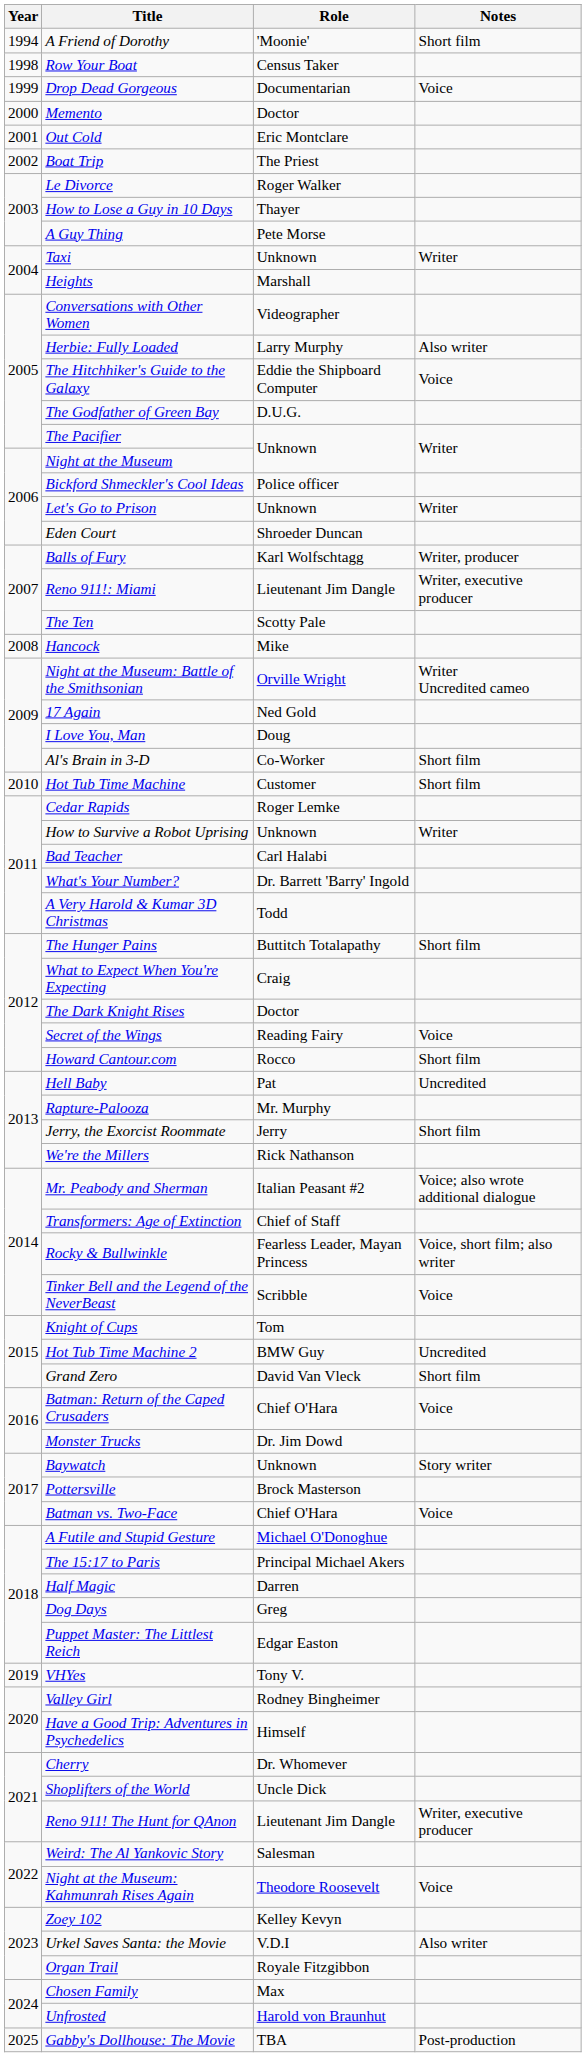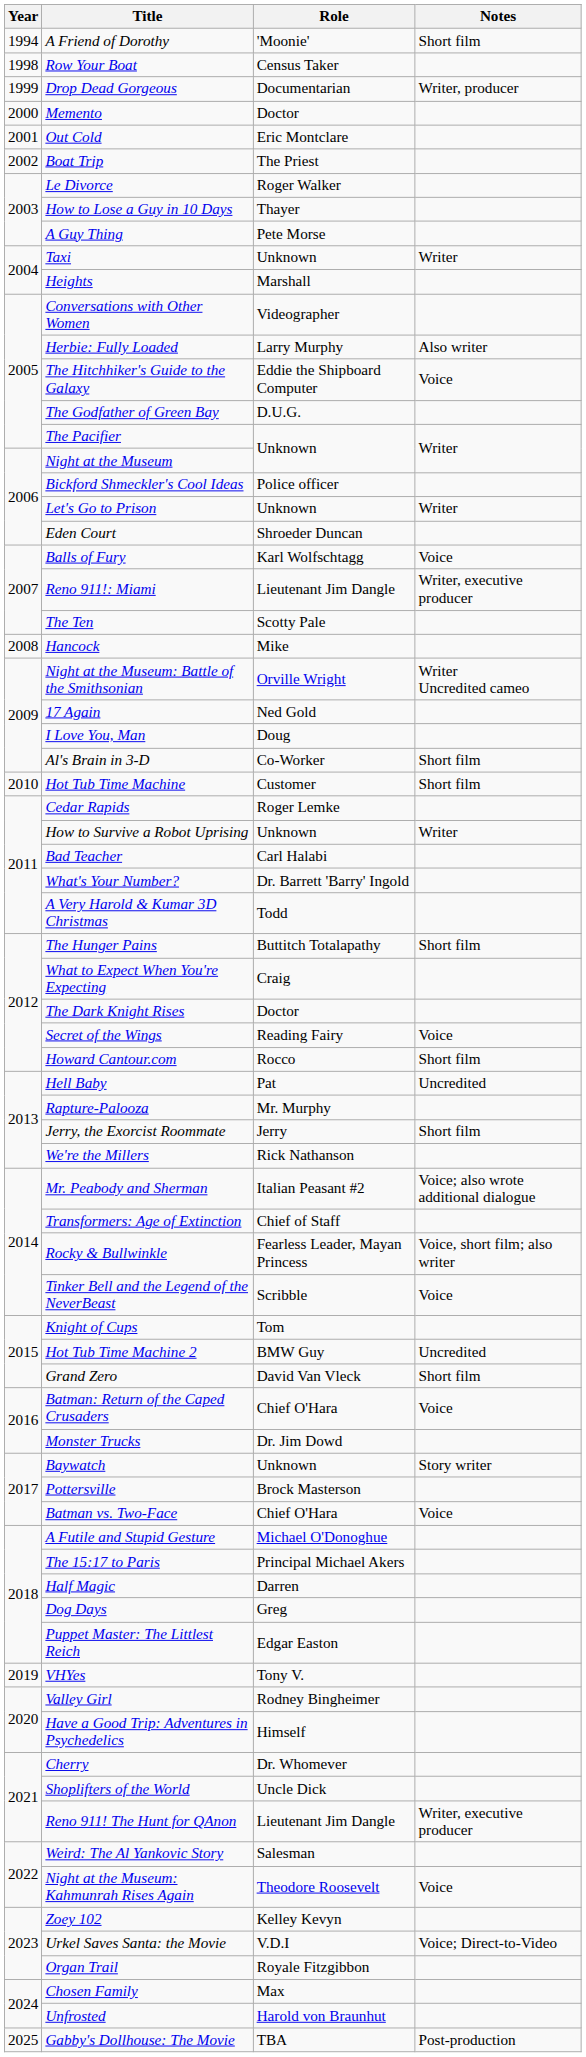(436, 88) Voice -> (469, 88) Writer, producer
(469, 556) Writer, producer -> (436, 556) Voice
(453, 1943) Also writer -> (488, 1943) Voice; Direct-to-Video
